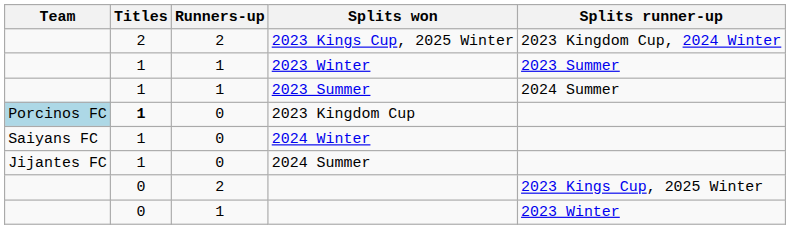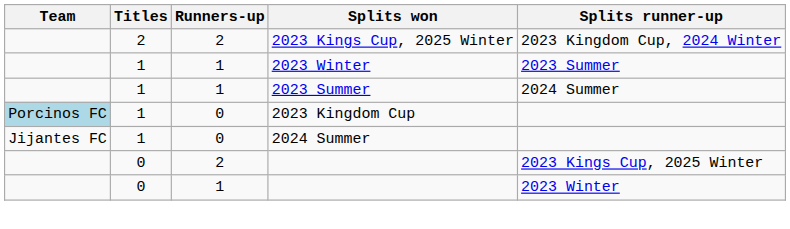(141, 114) bold -> (141, 114) normal
- row: (220, 139)
